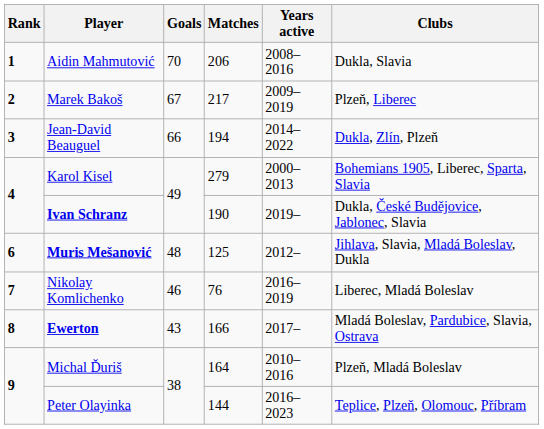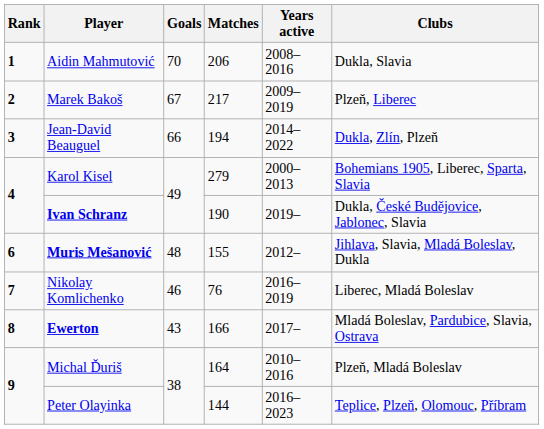(218, 252) 125 -> (218, 252) 155
